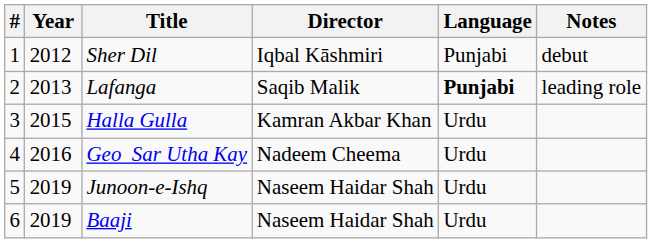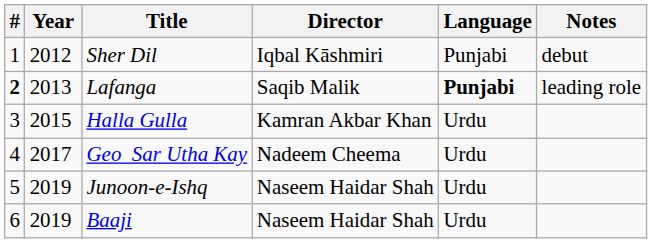(15, 87) normal -> (15, 87) bold
(51, 154) 2016 -> (51, 154) 2017
